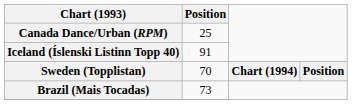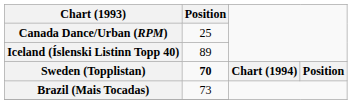(205, 52) 91 -> (205, 52) 89
(205, 71) normal -> (205, 71) bold
